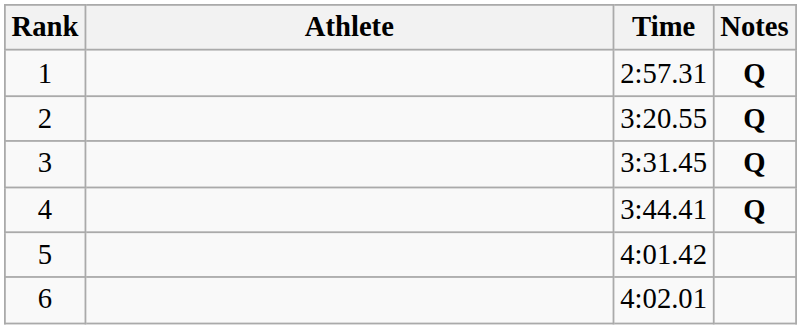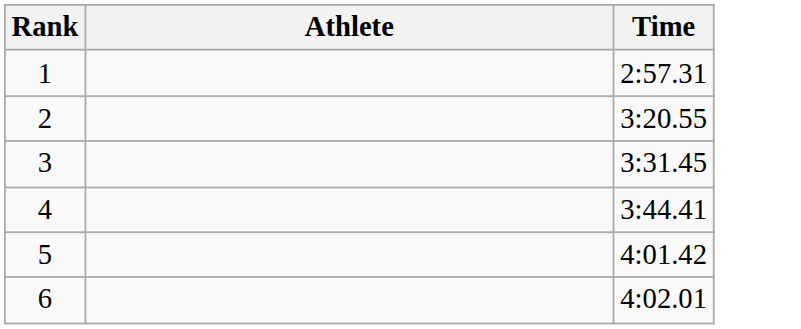- column: (754, 27)
